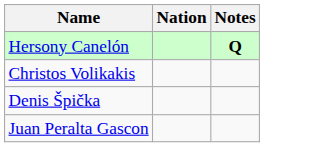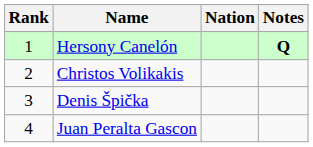+ column: (29, 18)
